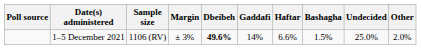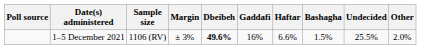(255, 37) 14% -> (255, 37) 16%
(366, 37) 25.0% -> (366, 37) 25.5%
